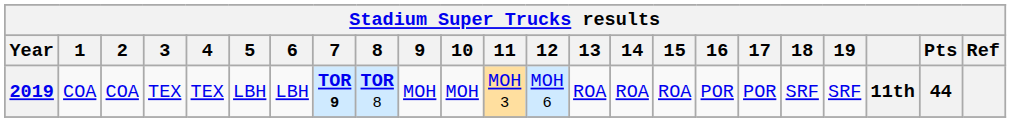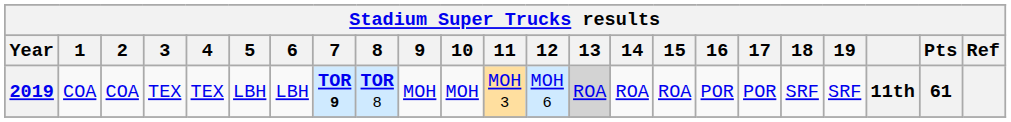(590, 92) no background -> (590, 92) lightgrey background
(941, 92) 44 -> (941, 92) 61
